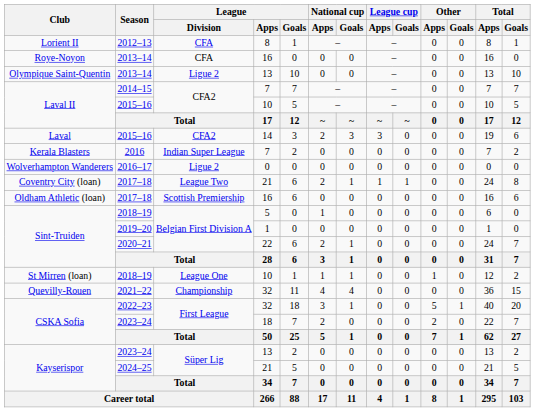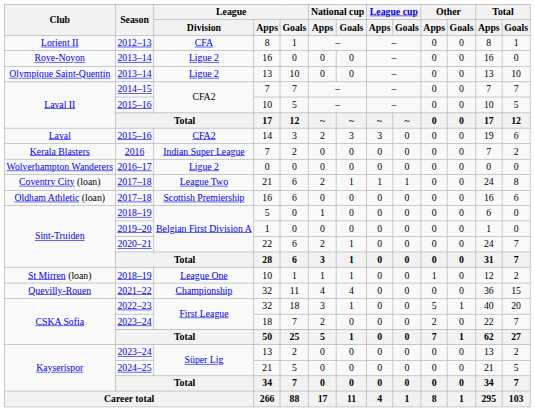(204, 58) CFA -> (204, 58) Ligue 2
